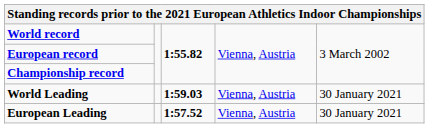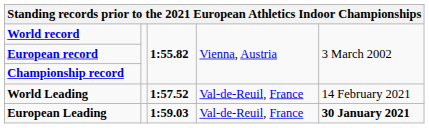(183, 93) 1:59.03 -> (169, 93) 1:57.52
(256, 93) Vienna, Austria -> (251, 93) Val-de-Reuil, France
(361, 93) 30 January 2021 -> (366, 93) 14 February 2021
(183, 113) 1:57.52 -> (169, 113) 1:59.03
(256, 113) Vienna, Austria -> (251, 113) Val-de-Reuil, France
(361, 113) normal -> (366, 113) bold
